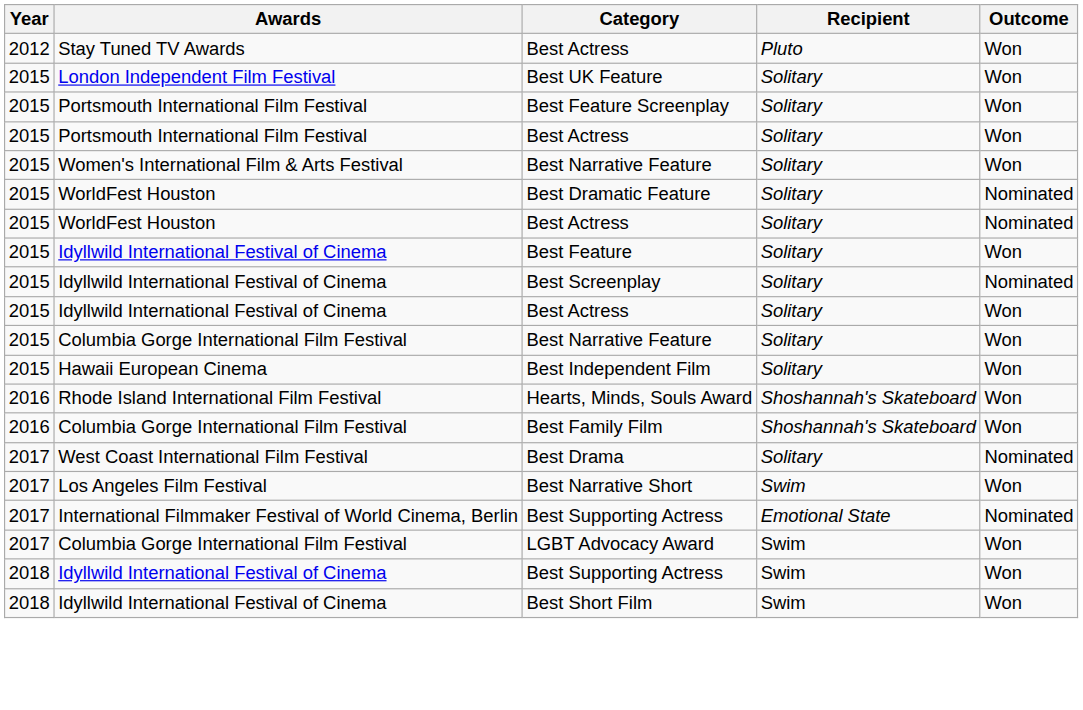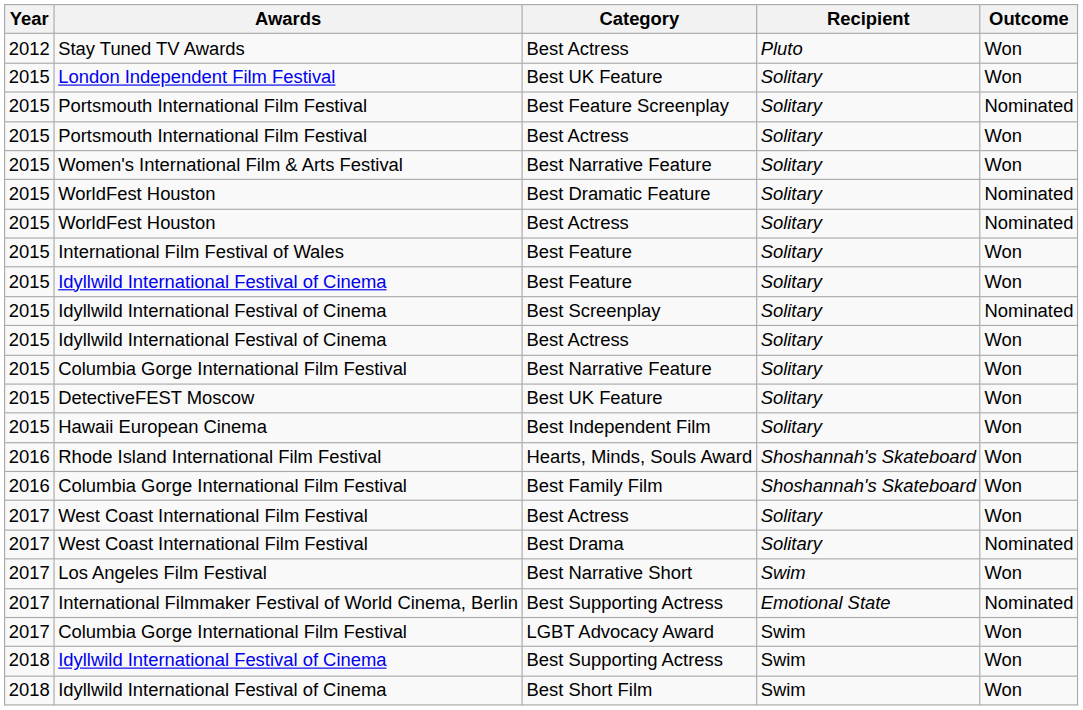(1003, 106) Won -> (1029, 106) Nominated
+ row: (201, 252)
+ row: (156, 398)
+ row: (213, 515)
